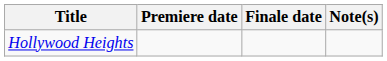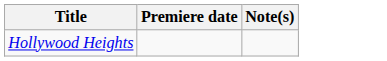- column: (284, 17)
